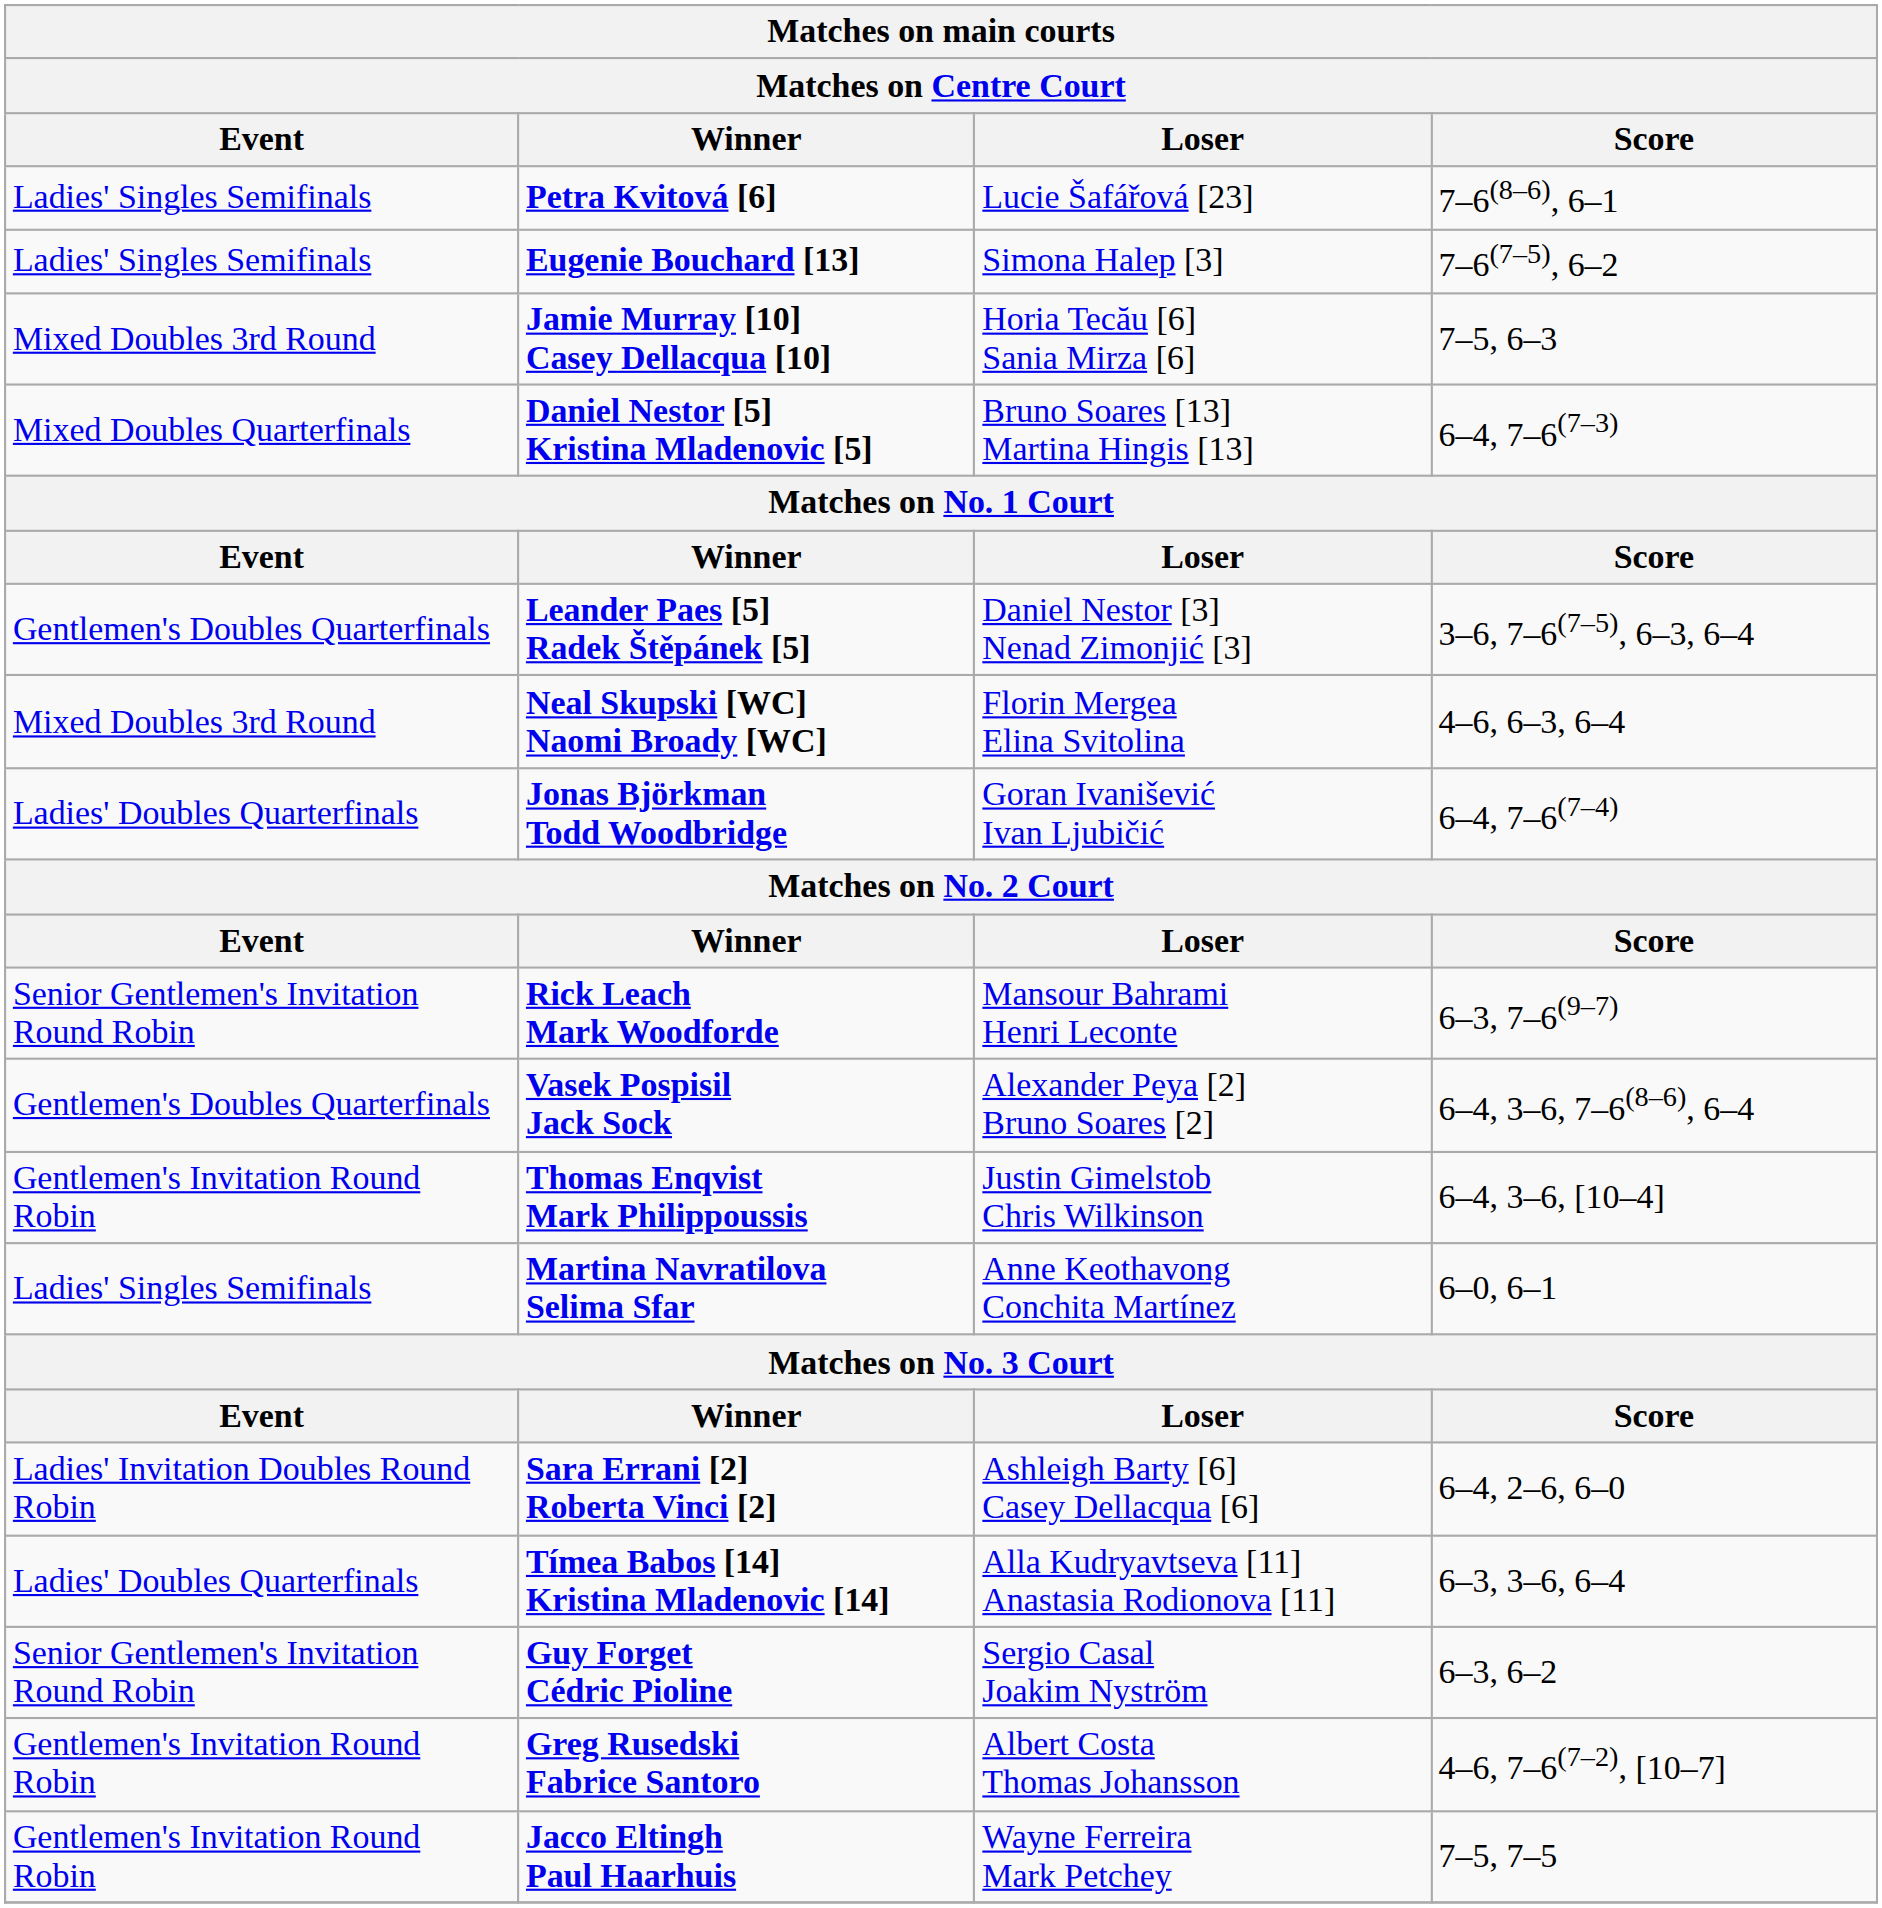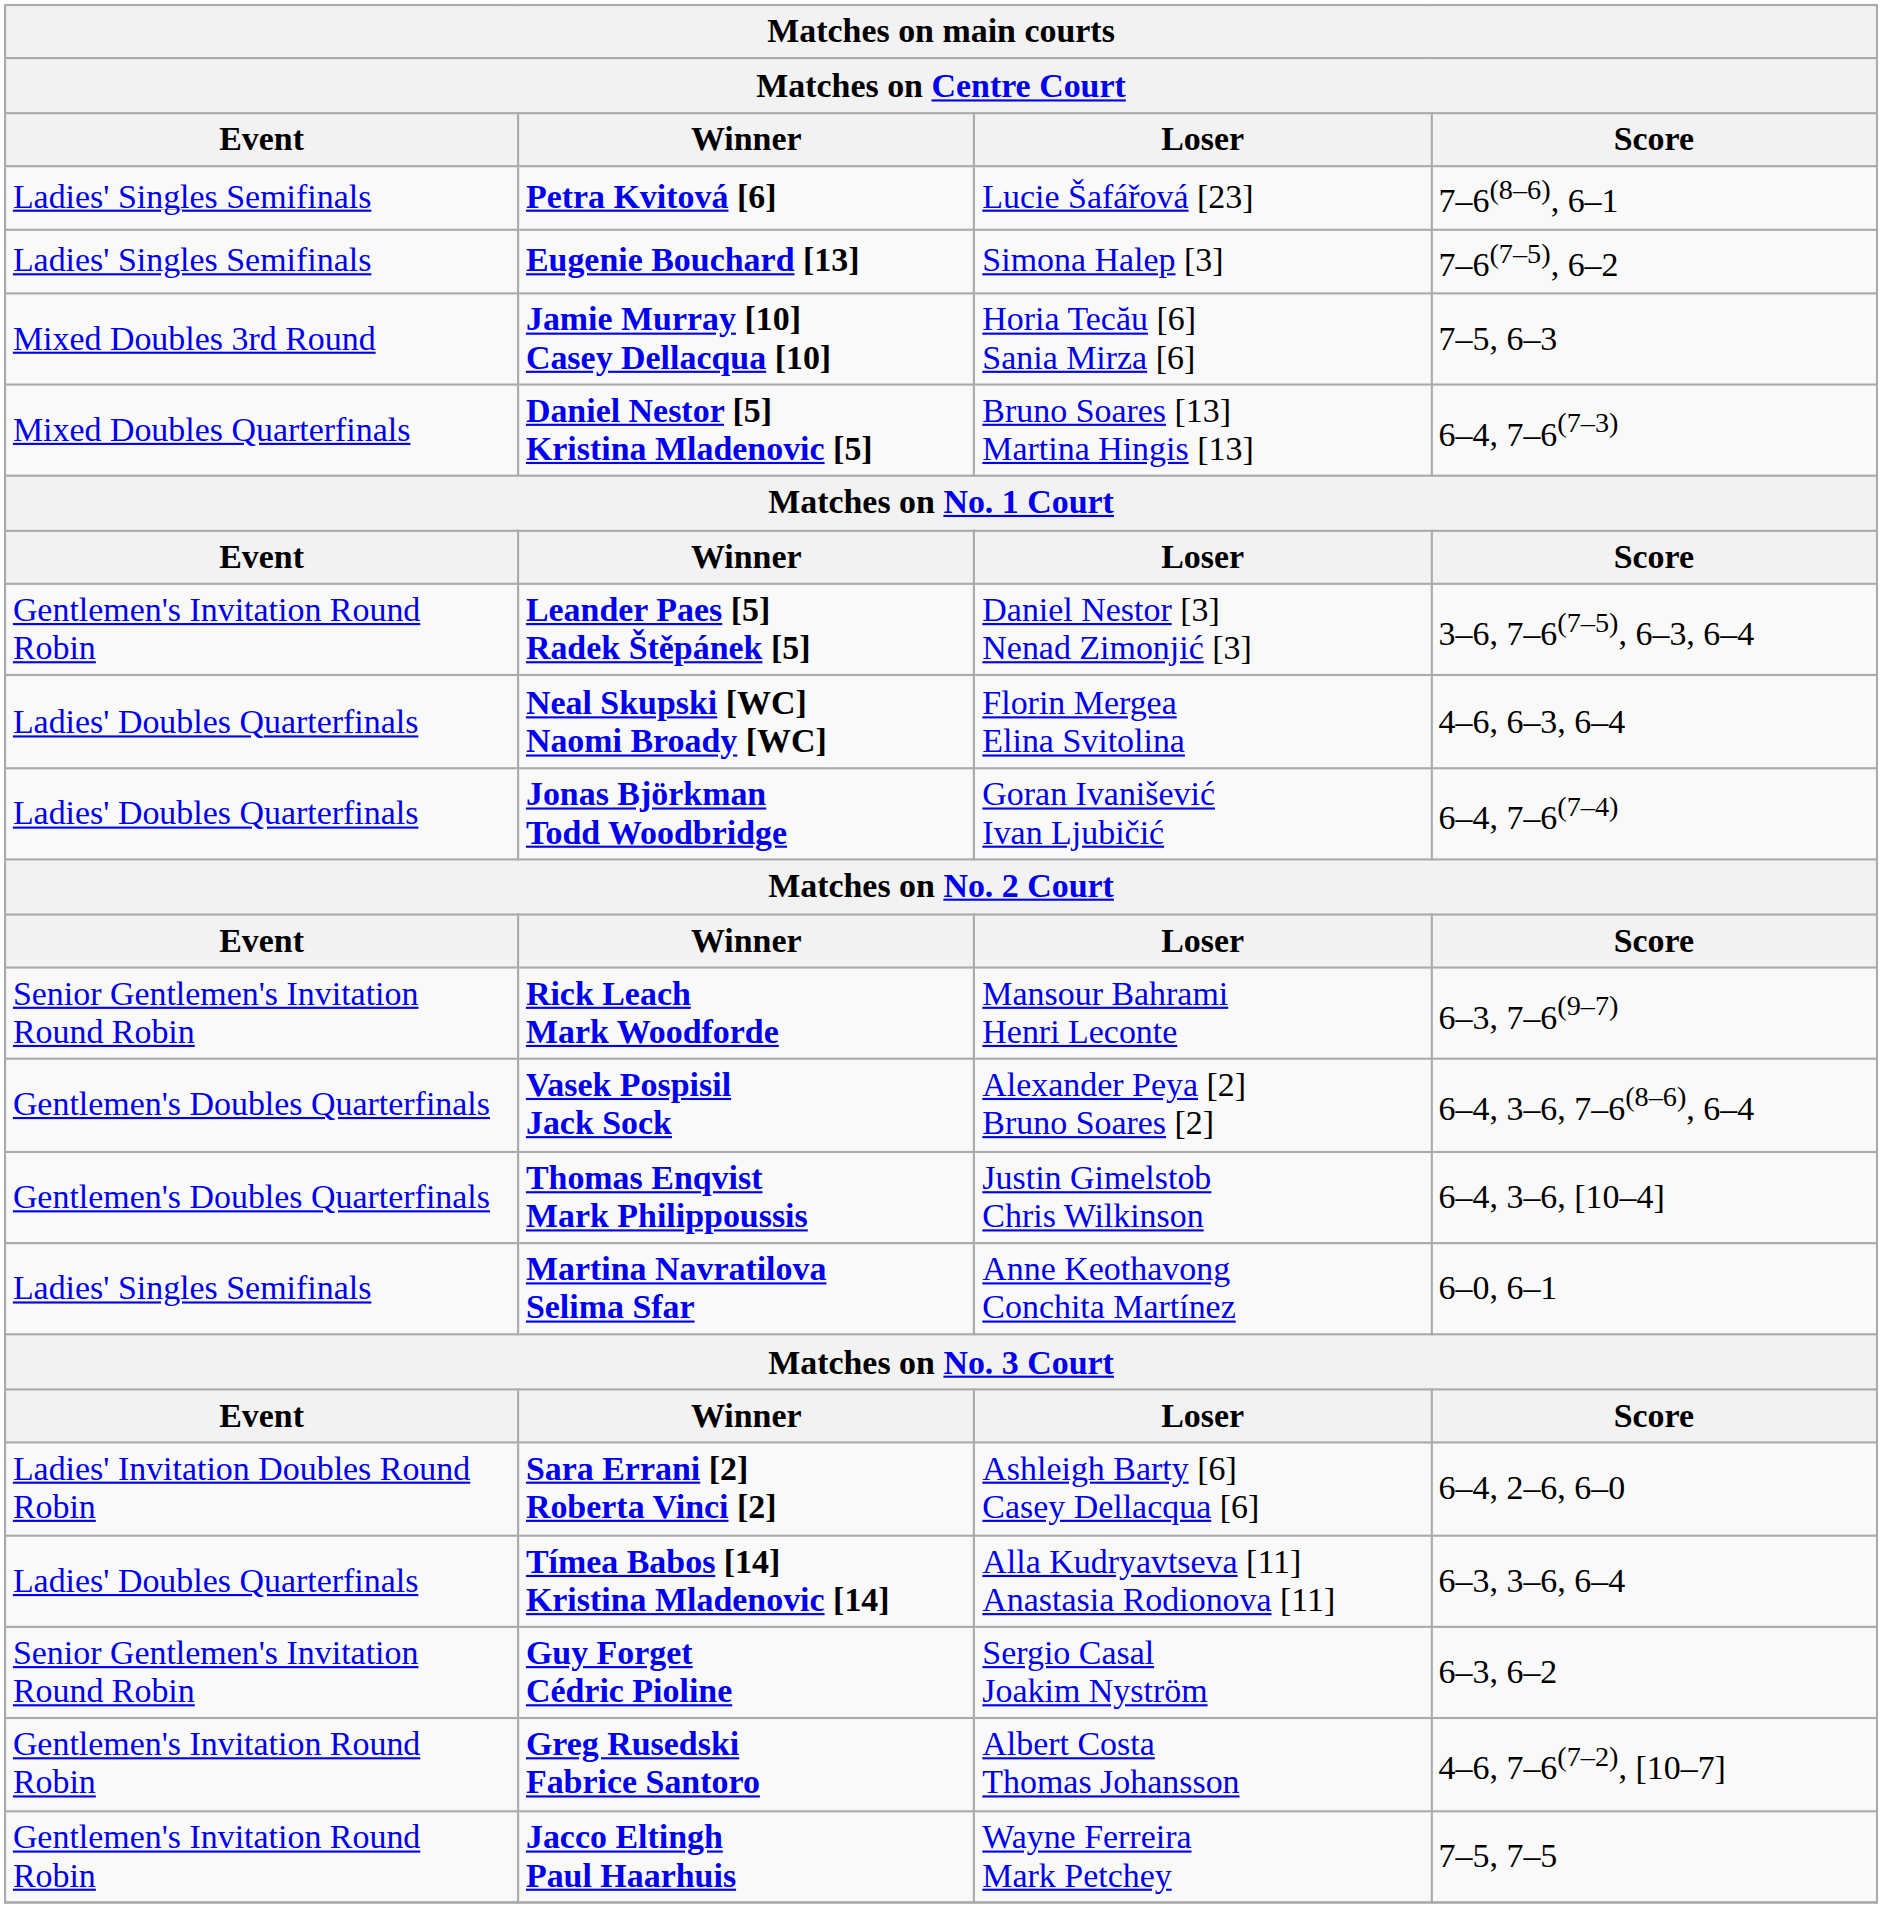(251, 629) Gentlemen's Doubles Quarterfinals -> (217, 629) Gentlemen's Invitation Round Robin
(194, 721) Mixed Doubles 3rd Round -> (216, 721) Ladies' Doubles Quarterfinals
(217, 1196) Gentlemen's Invitation Round Robin -> (251, 1196) Gentlemen's Doubles Quarterfinals
